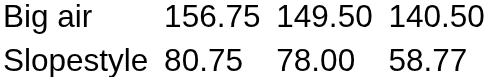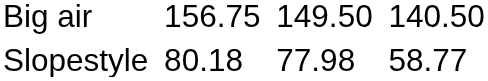(204, 60) 80.75 -> (204, 60) 80.18
(316, 60) 78.00 -> (316, 60) 77.98
